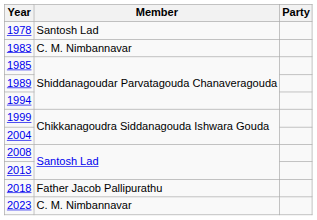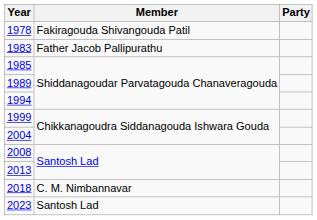(68, 30) Santosh Lad -> (113, 30) Fakiragouda Shivangouda Patil
(84, 48) C. M. Nimbannavar -> (99, 48) Father Jacob Pallipurathu
(99, 188) Father Jacob Pallipurathu -> (84, 188) C. M. Nimbannavar
(84, 205) C. M. Nimbannavar -> (68, 205) Santosh Lad
